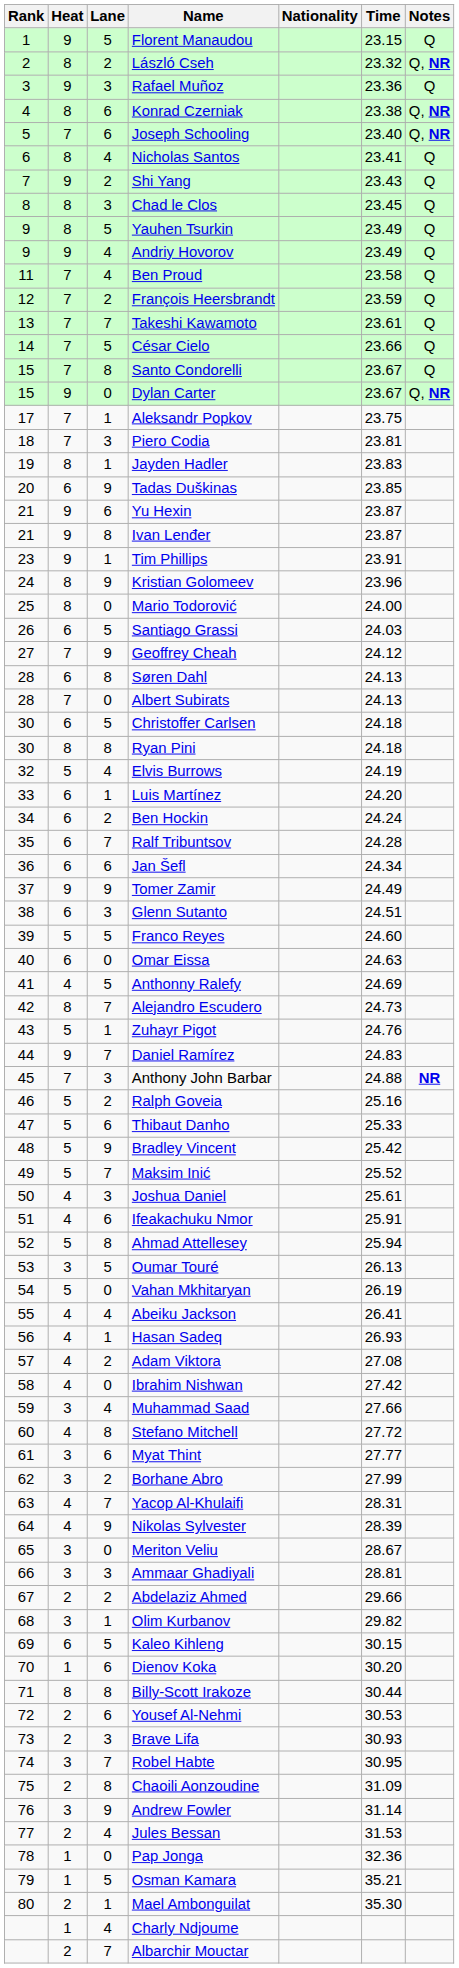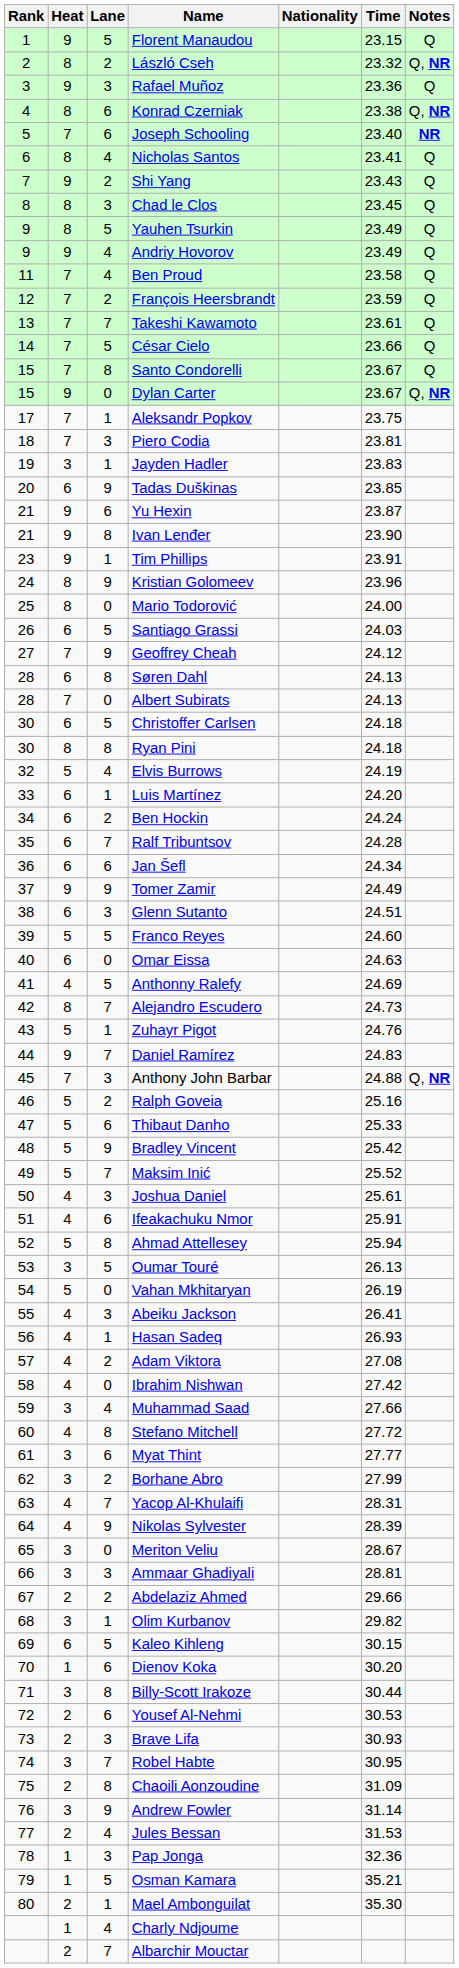(429, 134) Q, NR -> (429, 134) NR
(67, 464) 8 -> (67, 464) 3
(383, 535) 23.87 -> (383, 535) 23.90
(429, 1078) NR -> (429, 1078) Q, NR
(108, 1314) 4 -> (108, 1314) 3
(67, 1691) 8 -> (67, 1691) 3
(108, 1857) 0 -> (108, 1857) 3
